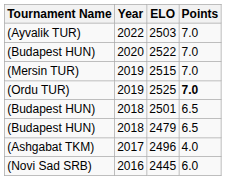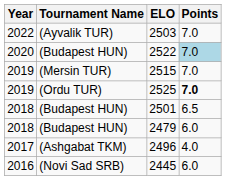columns swapped: (59, 14) <-> (130, 14)
(190, 52) no background -> (190, 52) lightblue background
(190, 128) 6.5 -> (190, 128) 6.0
